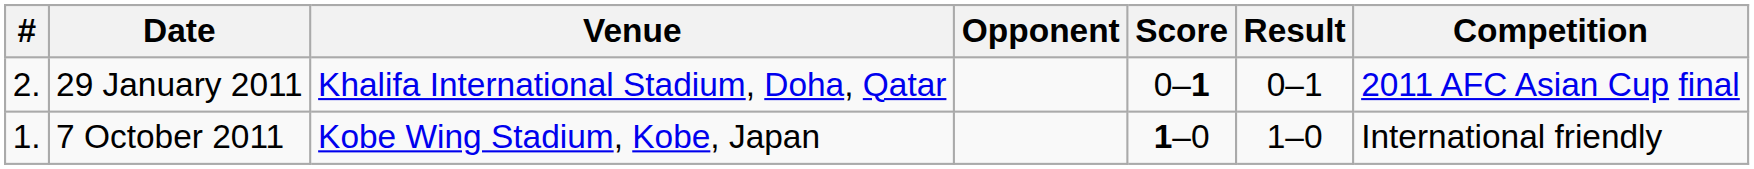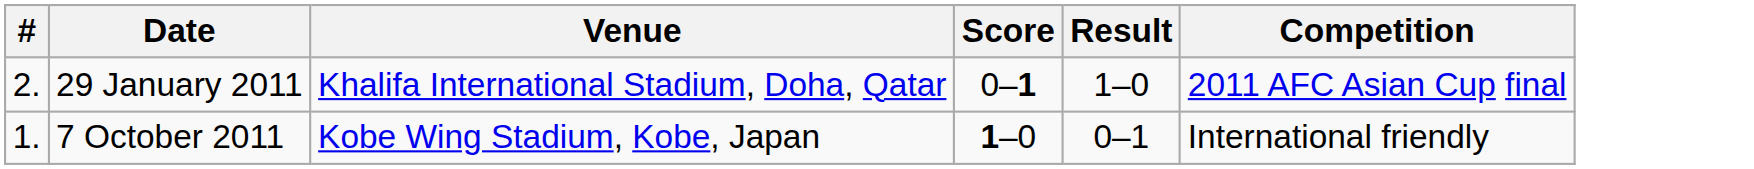- column: (1041, 31)
(1295, 84) 0–1 -> (1121, 84) 1–0
(1295, 137) 1–0 -> (1121, 137) 0–1
